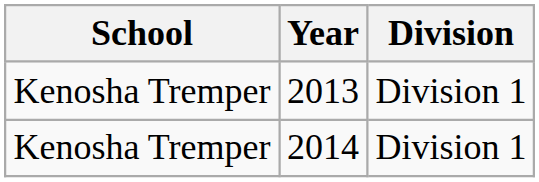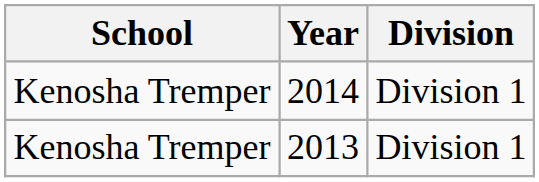rows swapped: (323, 90) <-> (323, 147)
